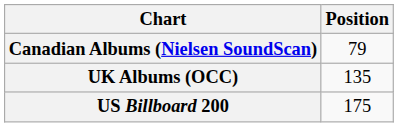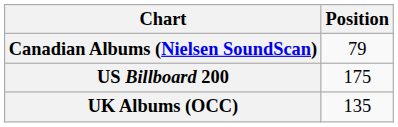rows swapped: (163, 77) <-> (163, 106)
